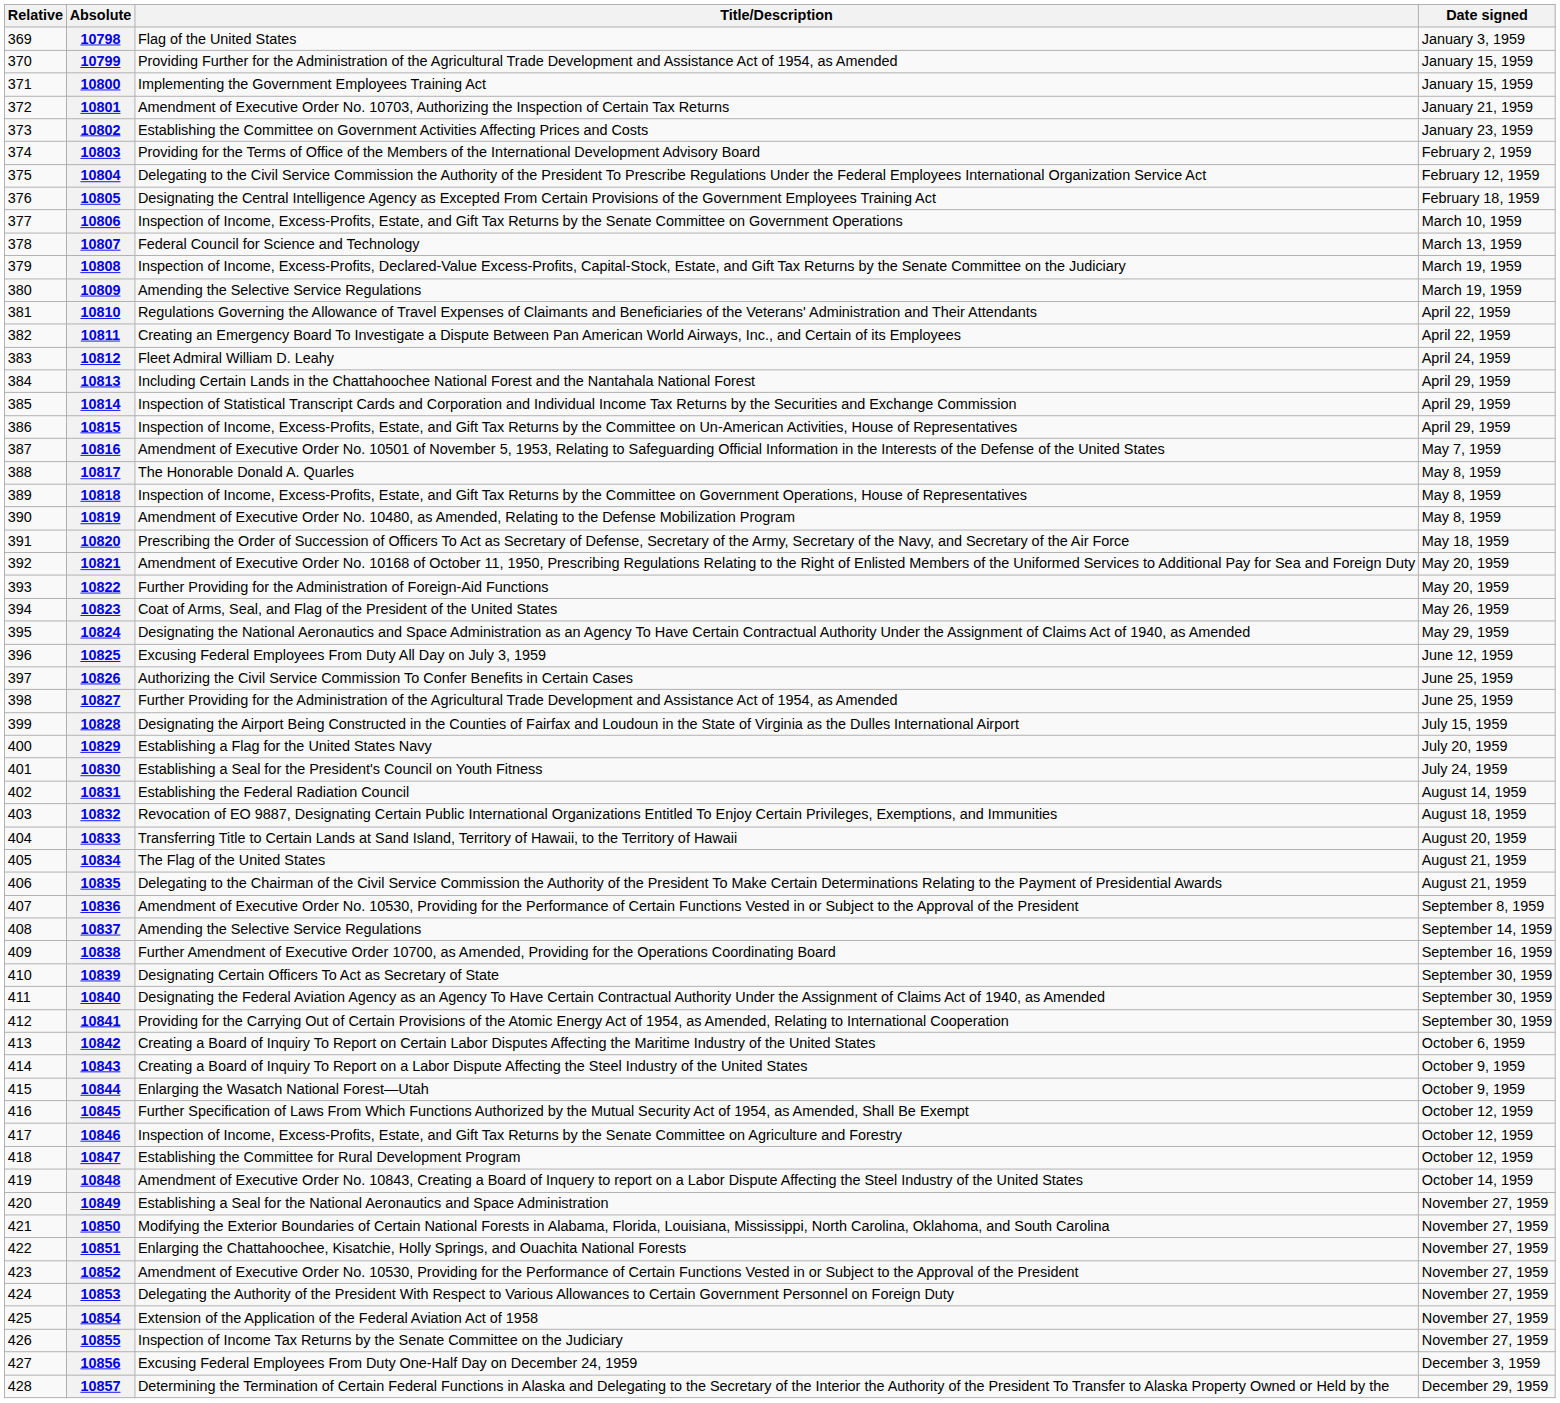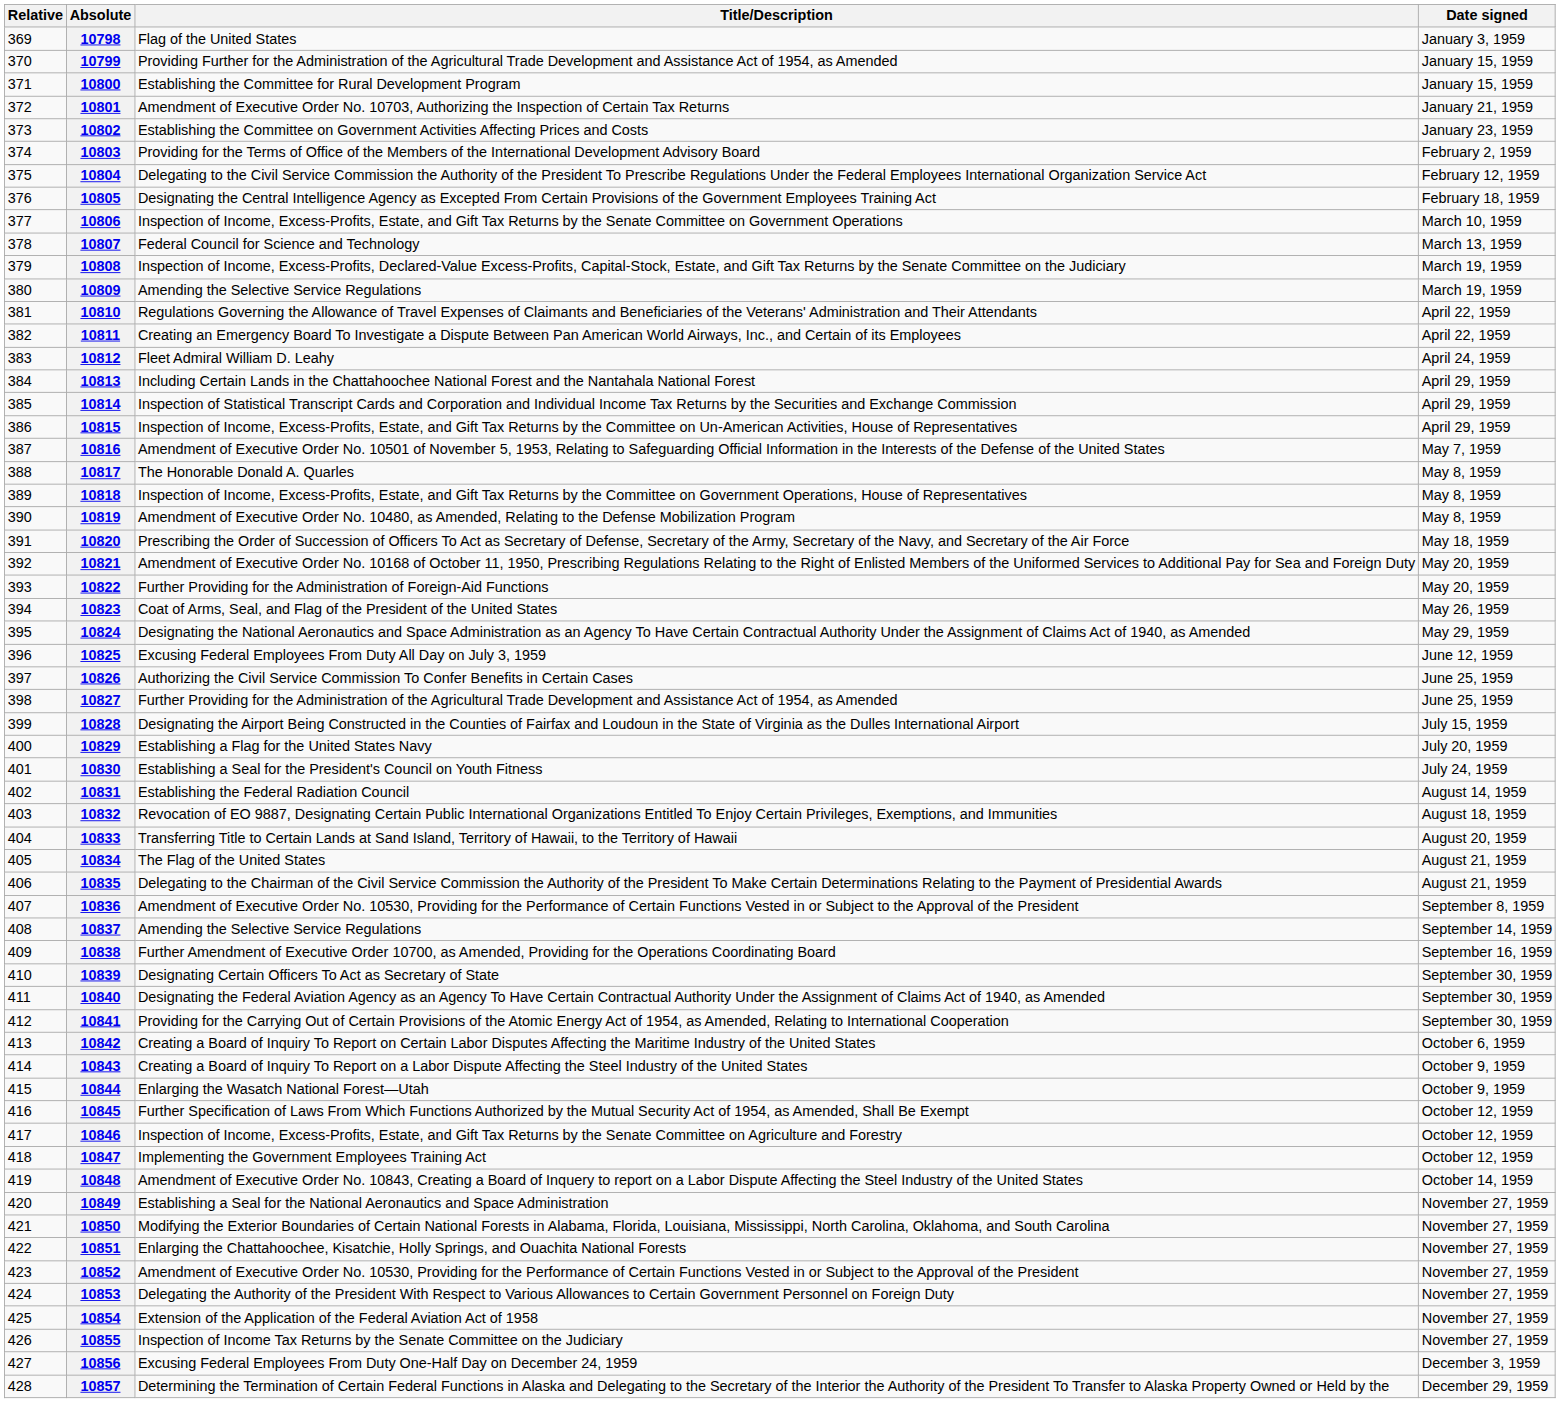(312, 84) Implementing the Government Employees Training Act -> (329, 84) Establishing the Committee for Rural Development Program
(329, 1157) Establishing the Committee for Rural Development Program -> (312, 1157) Implementing the Government Employees Training Act
